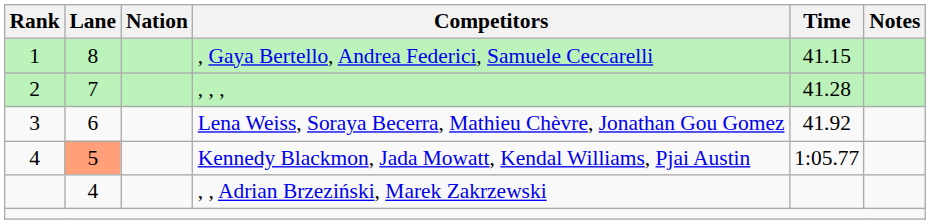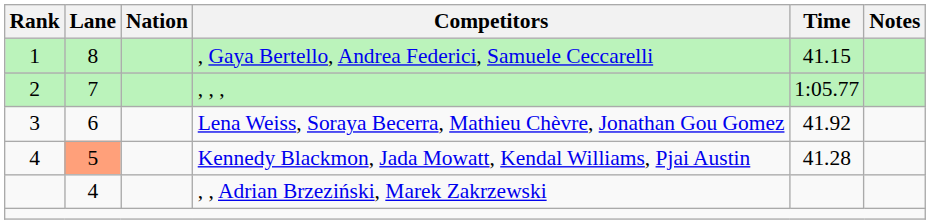(827, 89) 41.28 -> (827, 89) 1:05.77
(827, 157) 1:05.77 -> (827, 157) 41.28
